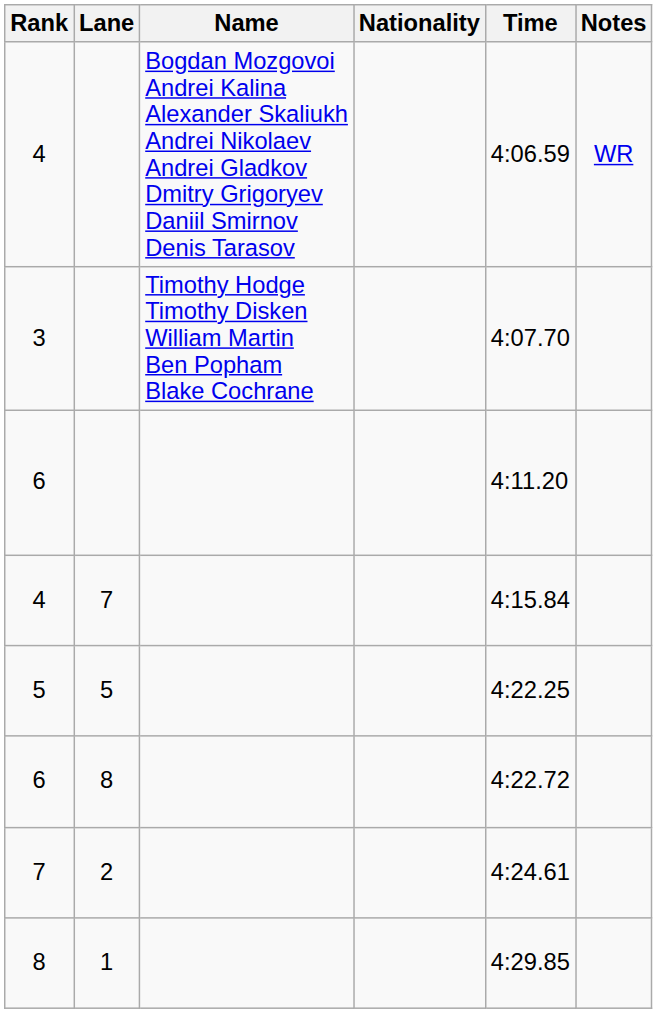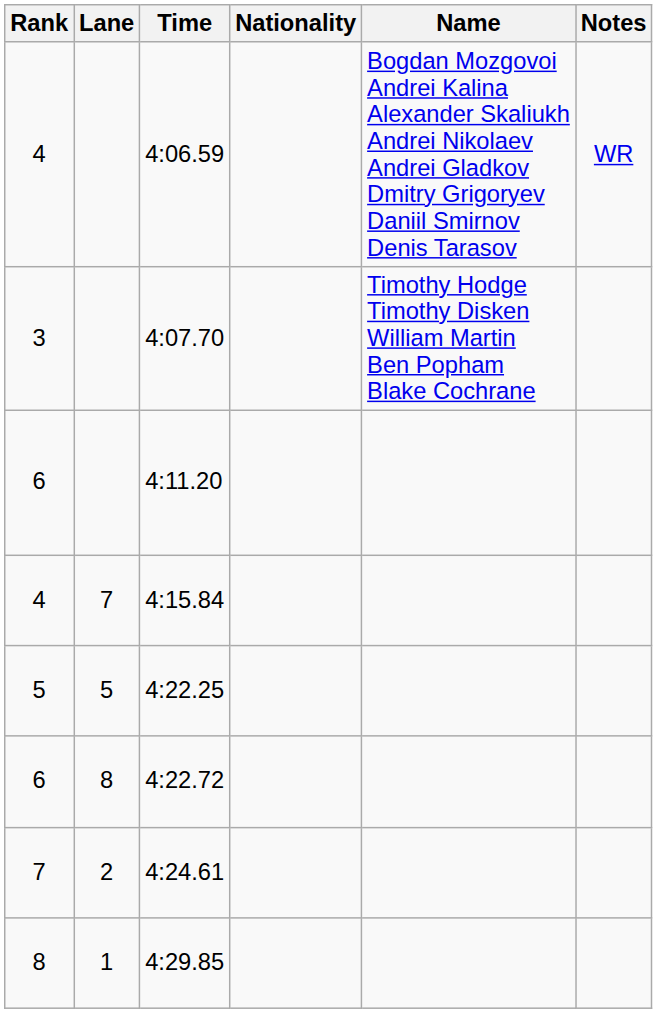columns swapped: (247, 23) <-> (530, 23)
